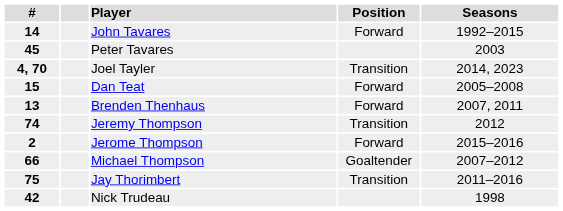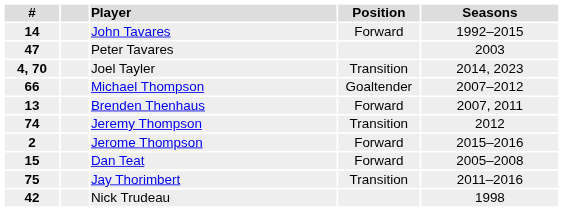(32, 50) 45 -> (32, 50) 47
rows swapped: (118, 87) <-> (148, 160)
